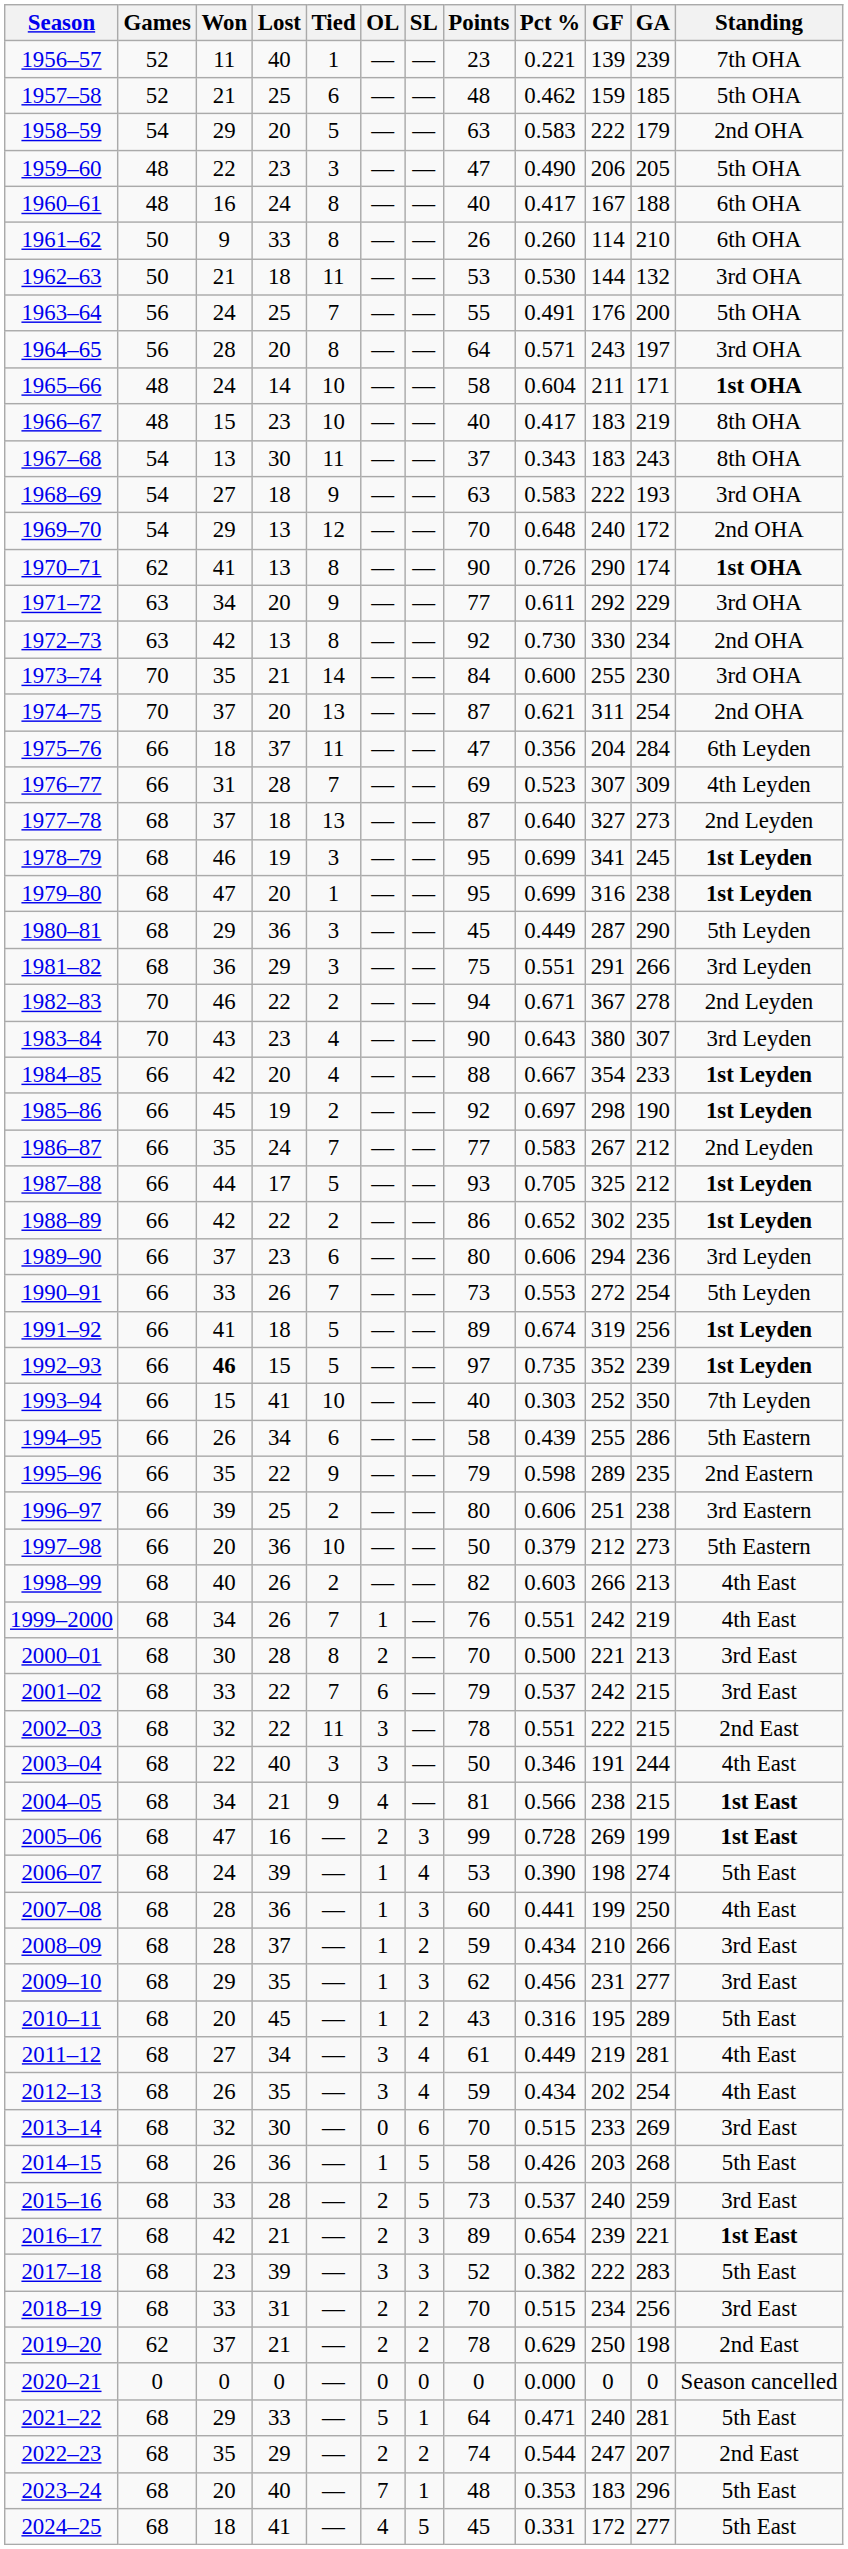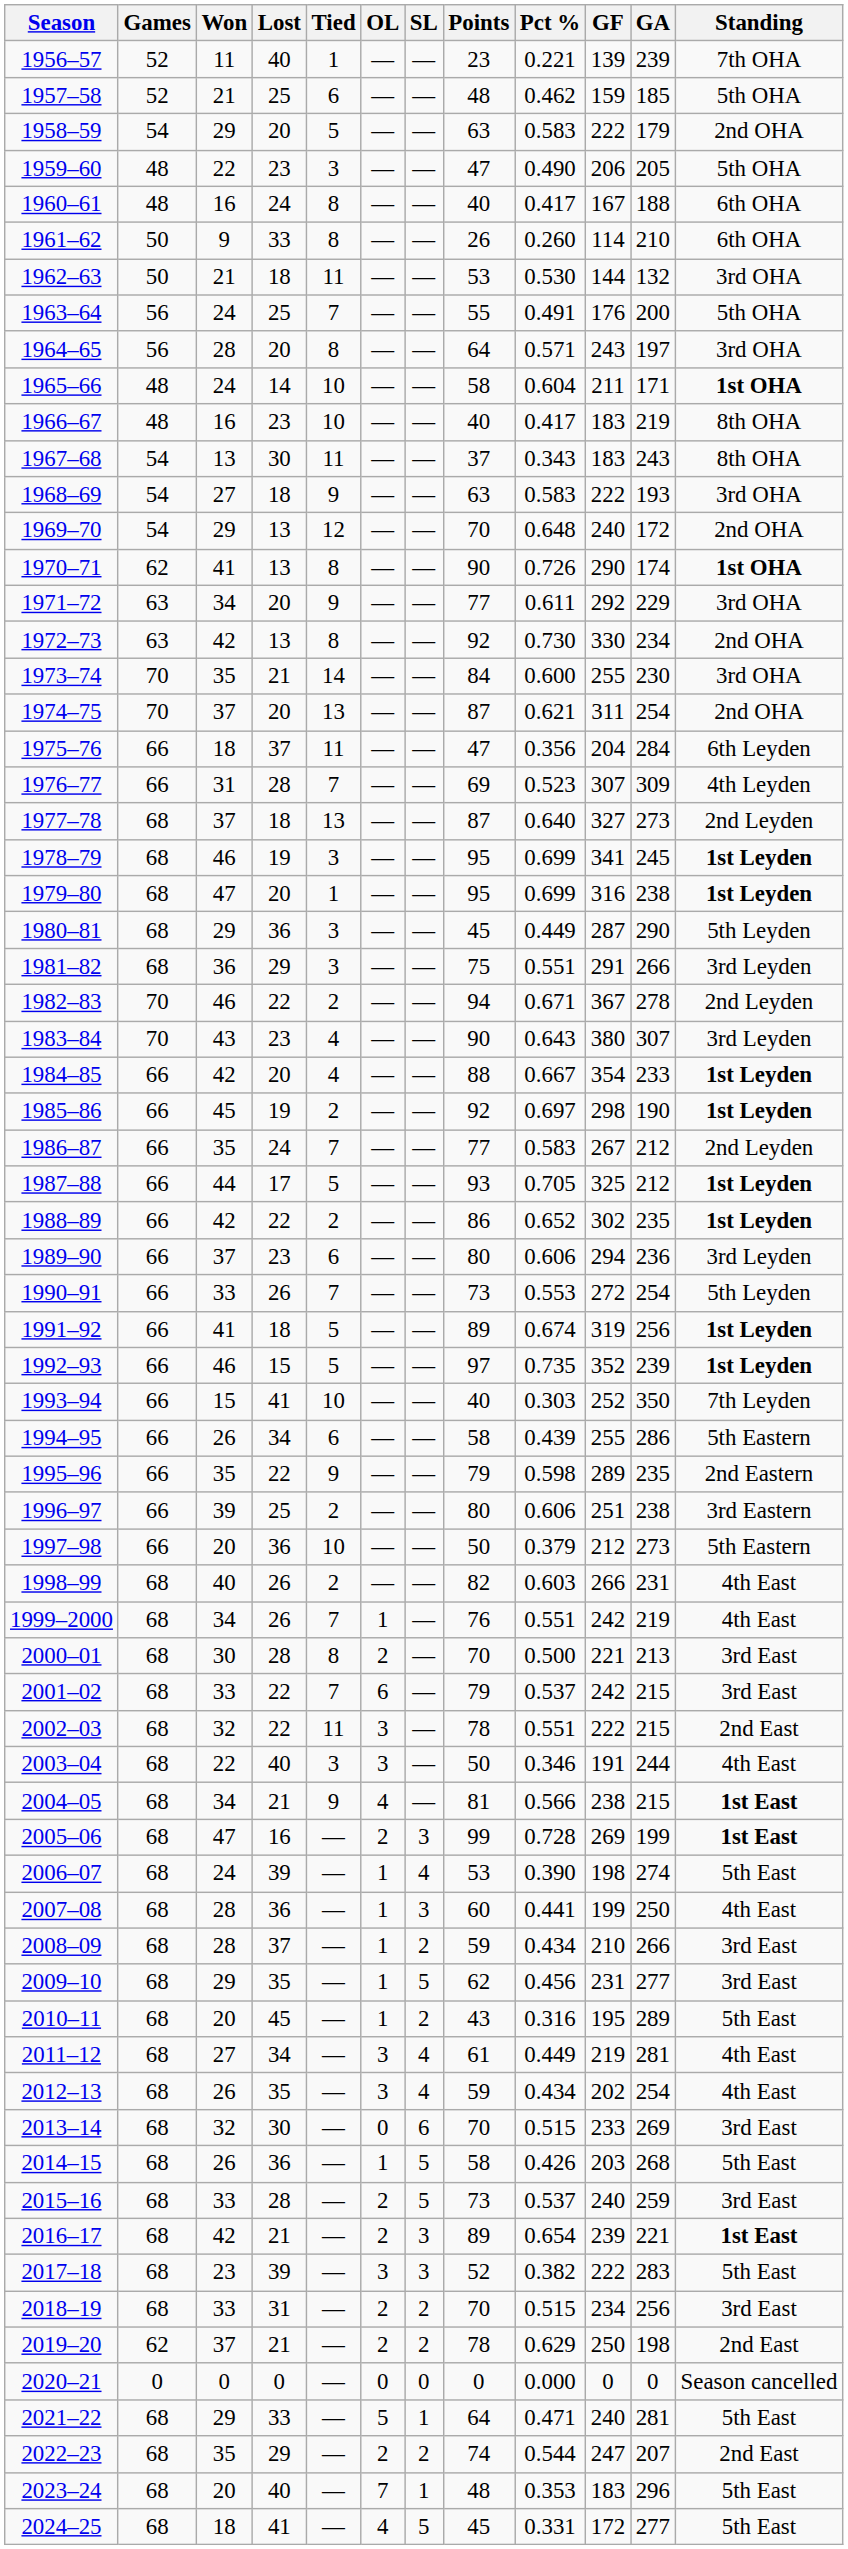(224, 421) 15 -> (224, 421) 16
(224, 1365) bold -> (224, 1365) normal
(653, 1582) 213 -> (653, 1582) 231
(424, 1982) 3 -> (424, 1982) 5
